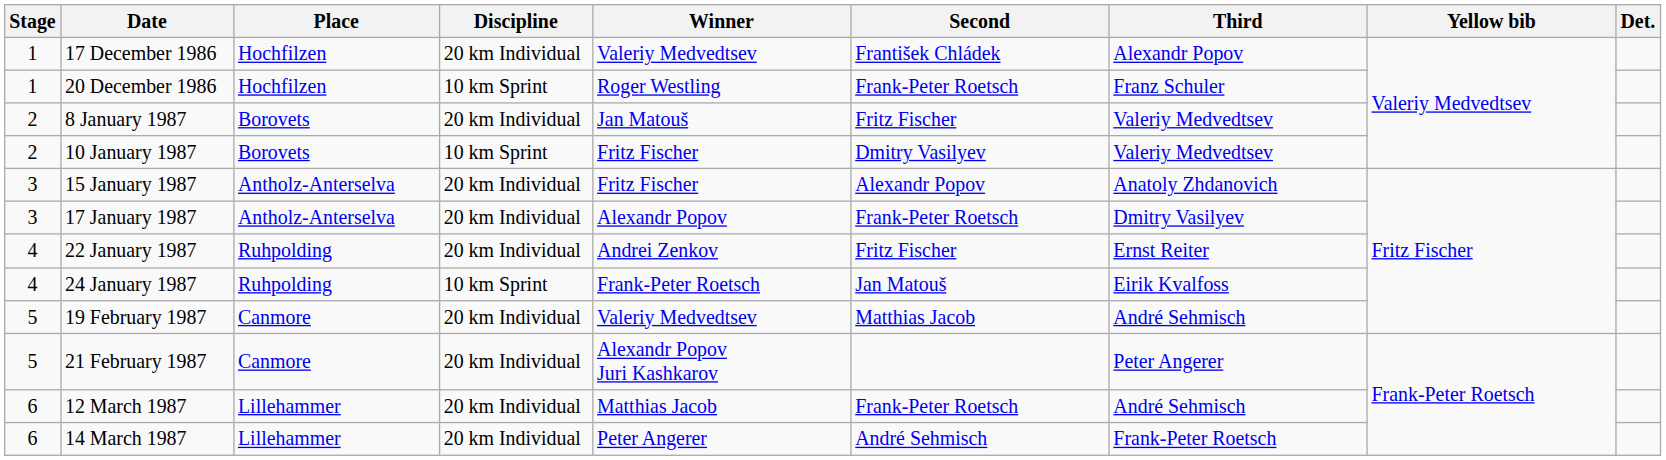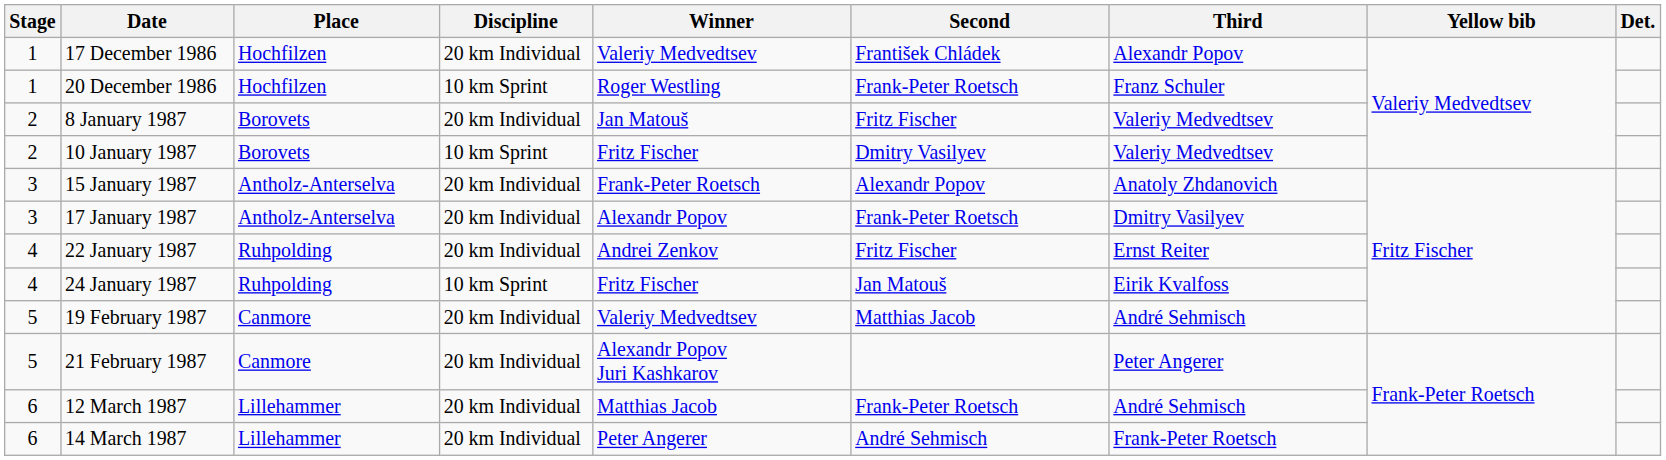(648, 185) Fritz Fischer -> (679, 185) Frank-Peter Roetsch
(679, 283) Frank-Peter Roetsch -> (648, 283) Fritz Fischer
